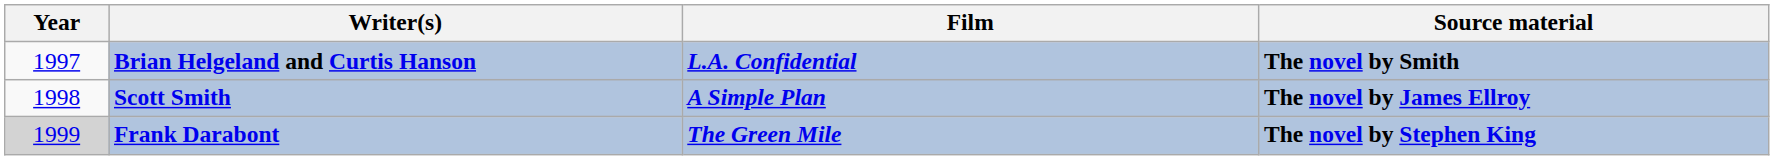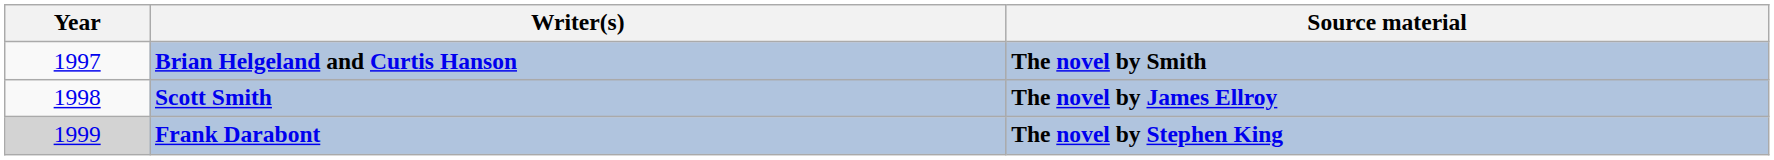- column: (970, 23)
